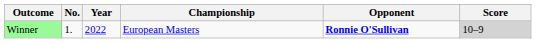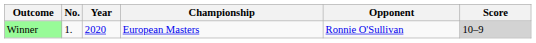(95, 29) 2022 -> (95, 29) 2020
(367, 29) bold -> (365, 29) normal
